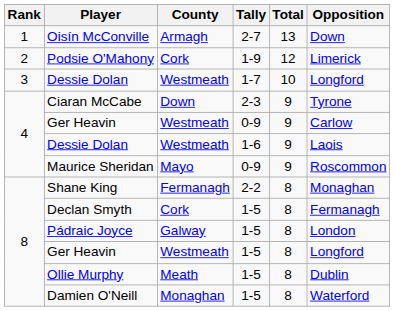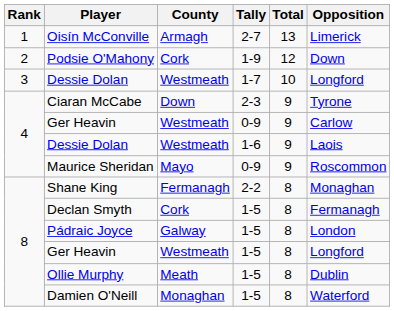(327, 36) Down -> (335, 36) Limerick
(335, 58) Limerick -> (327, 58) Down
